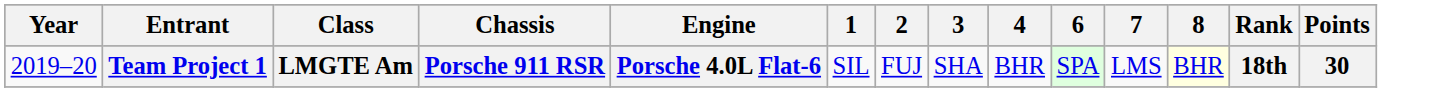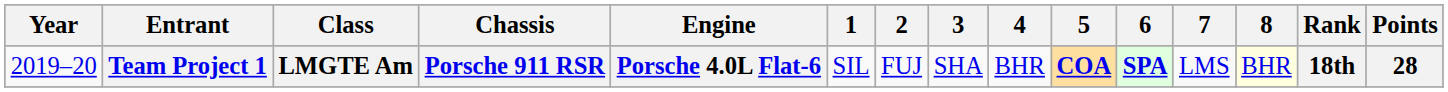+ column: (1084, 25)
(1078, 65) normal -> (1145, 65) bold
(1337, 65) 30 -> (1405, 65) 28
